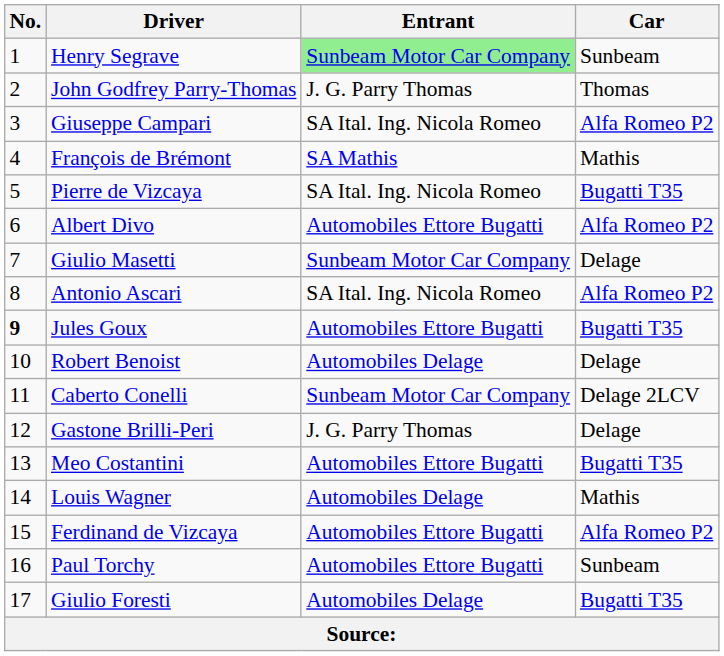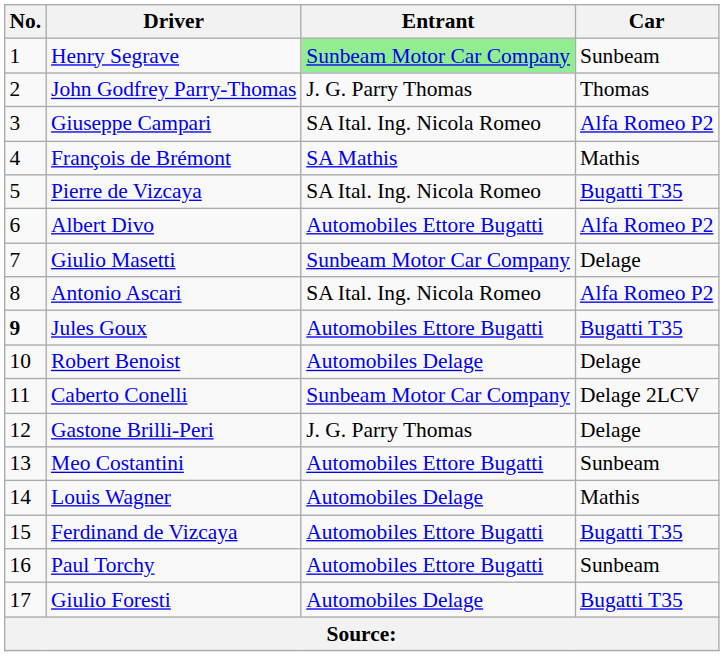(631, 463) Bugatti T35 -> (620, 463) Sunbeam
(647, 531) Alfa Romeo P2 -> (631, 531) Bugatti T35
